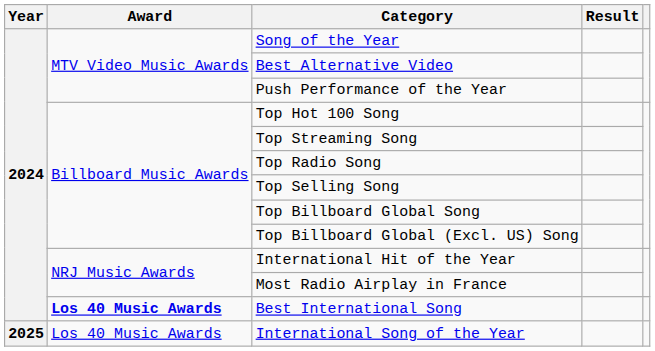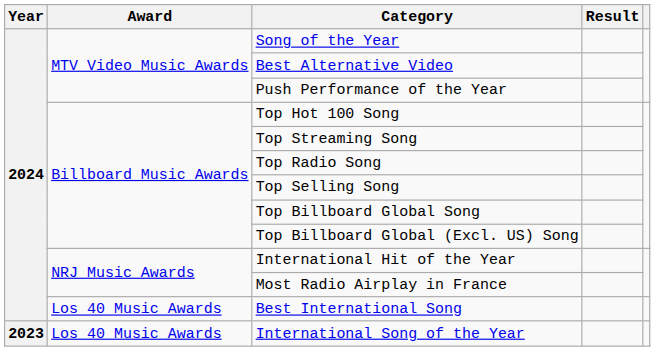(136, 309) bold -> (136, 309) normal
(26, 334) 2025 -> (26, 334) 2023
